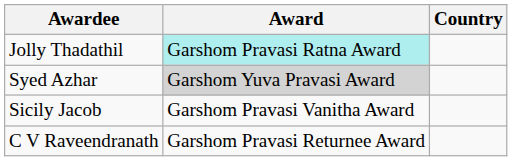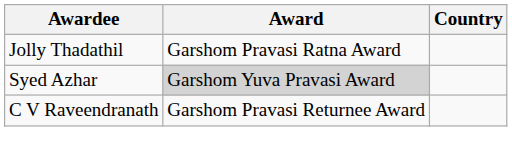(284, 49) paleturquoise background -> (284, 49) no background
- row: (55, 110)
